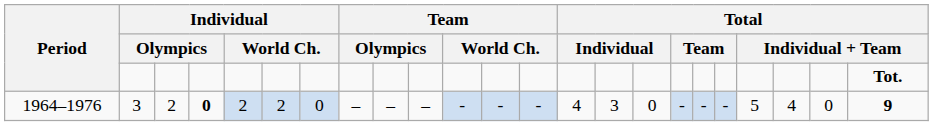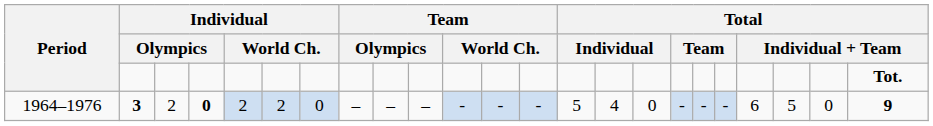(137, 106) normal -> (137, 106) bold
(577, 106) 4 -> (577, 106) 5
(614, 106) 3 -> (614, 106) 4
(755, 106) 5 -> (755, 106) 6
(792, 106) 4 -> (792, 106) 5
